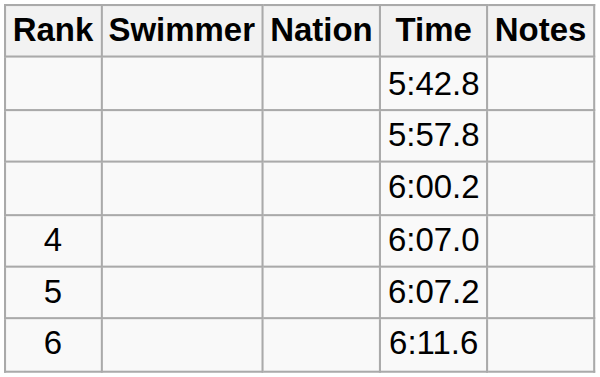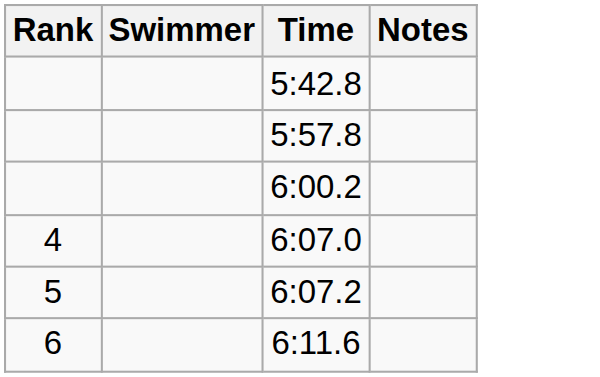- column: (321, 30)
